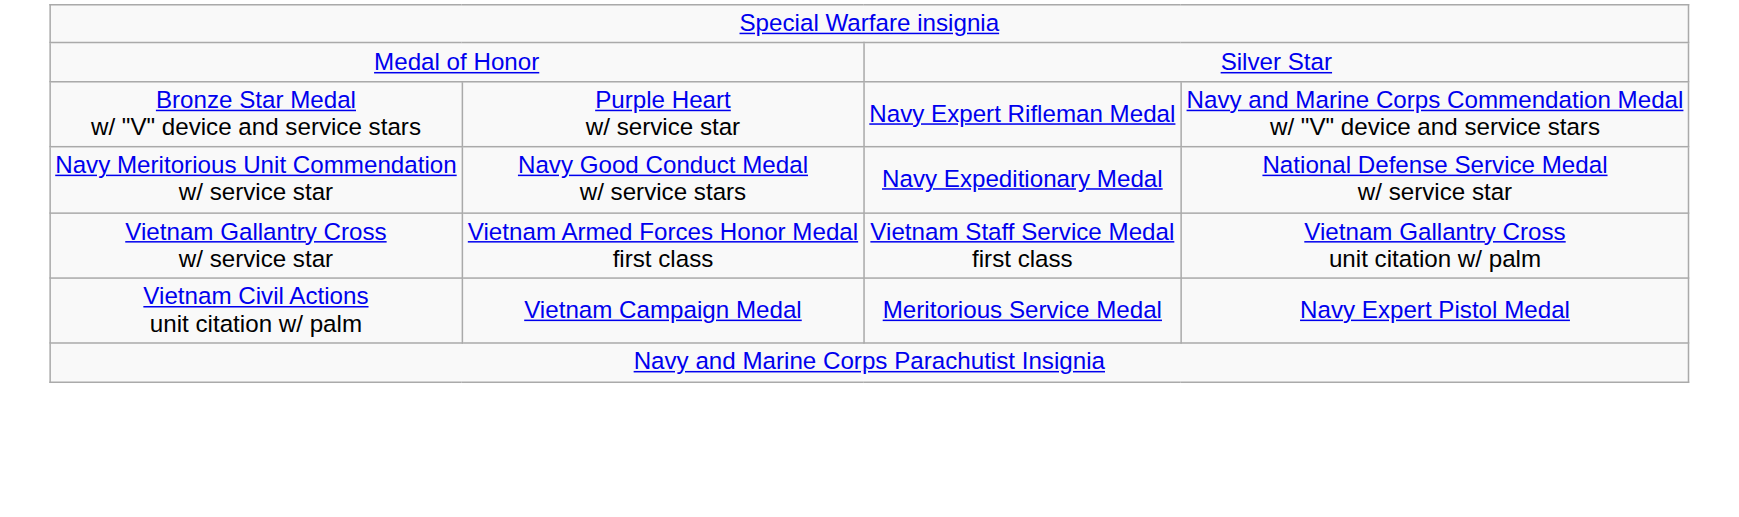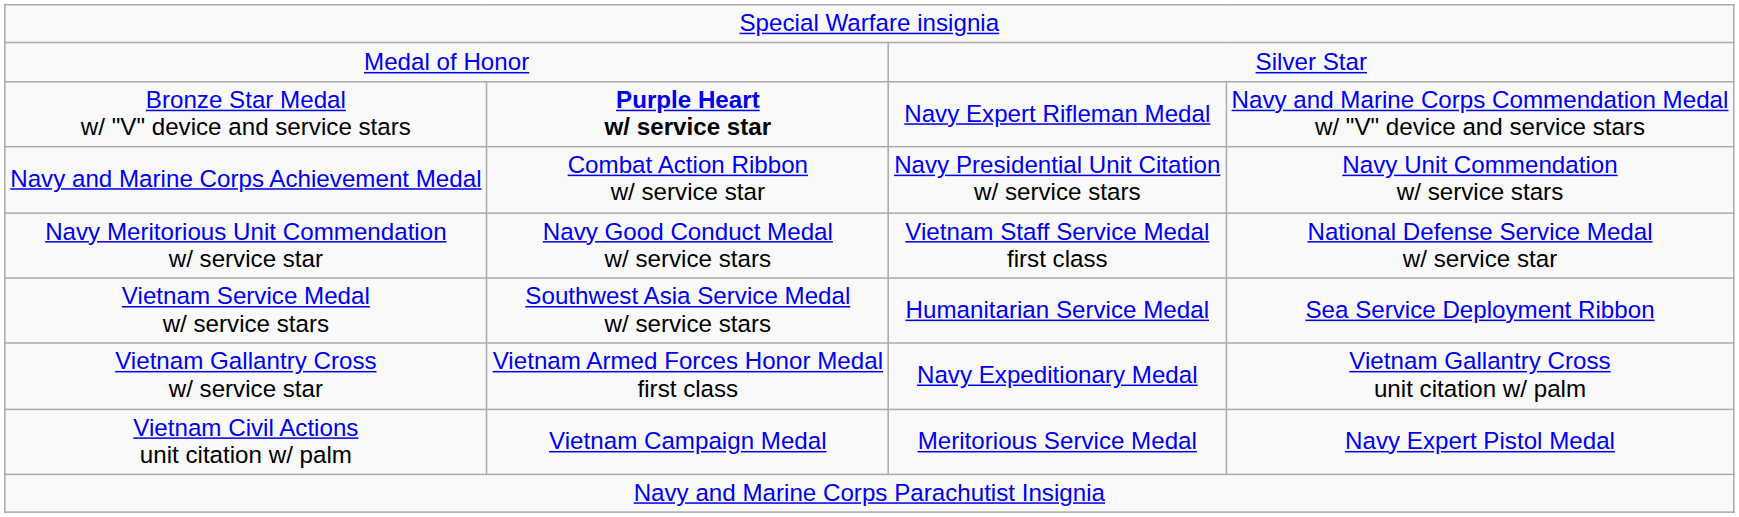(663, 113) normal -> (688, 113) bold
+ row: (246, 179)
(1022, 179) Navy Expeditionary Medal -> (1057, 244) Vietnam Staff Service Medal first class
+ row: (246, 310)
(1022, 244) Vietnam Staff Service Medal first class -> (1057, 375) Navy Expeditionary Medal
